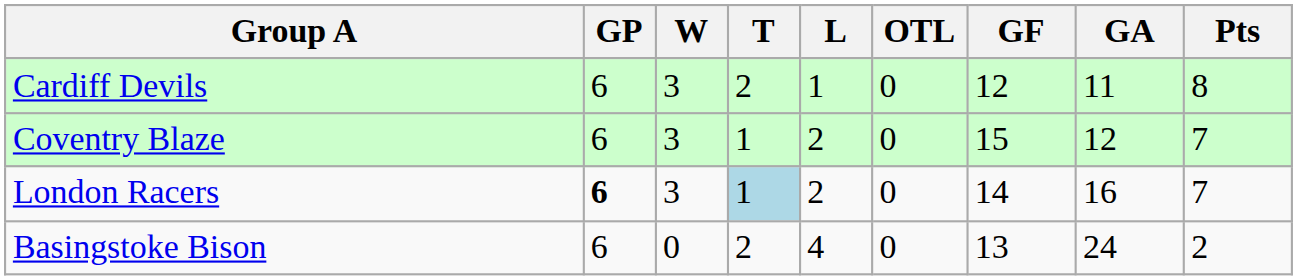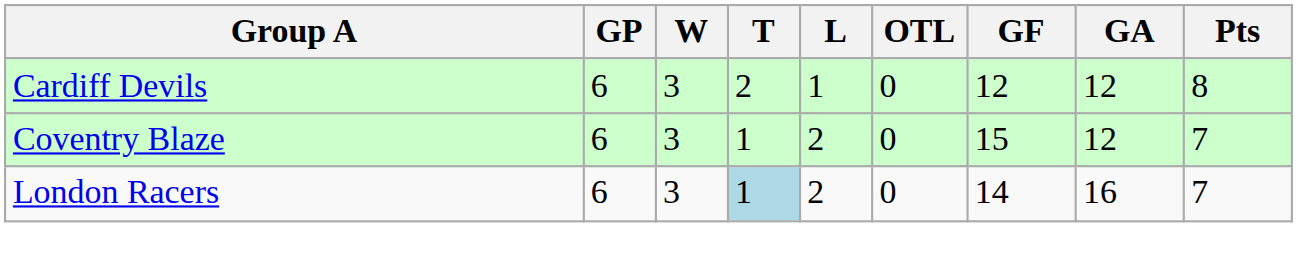(1099, 85) 11 -> (1100, 85) 12
(599, 192) bold -> (599, 192) normal
- row: (140, 246)
